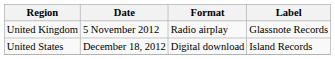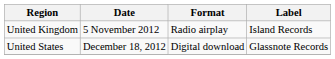(289, 29) Glassnote Records -> (281, 29) Island Records
(281, 46) Island Records -> (289, 46) Glassnote Records
